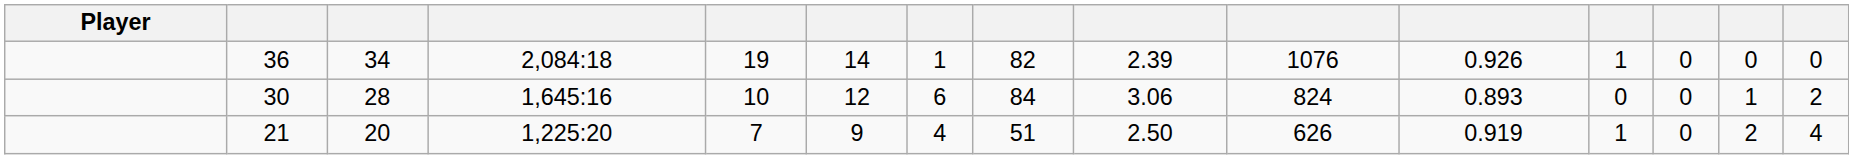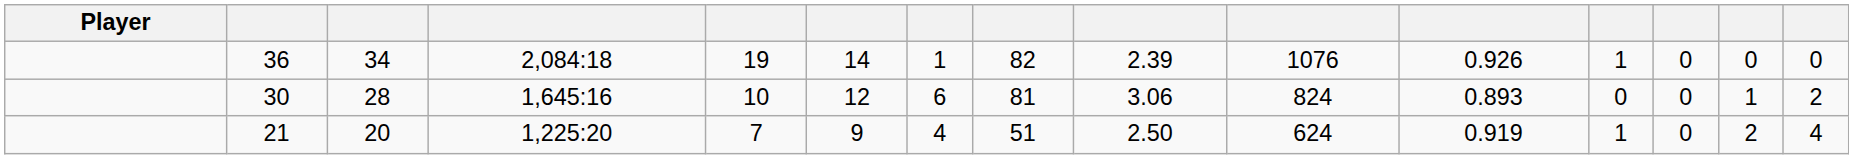(1023, 97) 84 -> (1023, 97) 81
(1313, 134) 626 -> (1313, 134) 624
